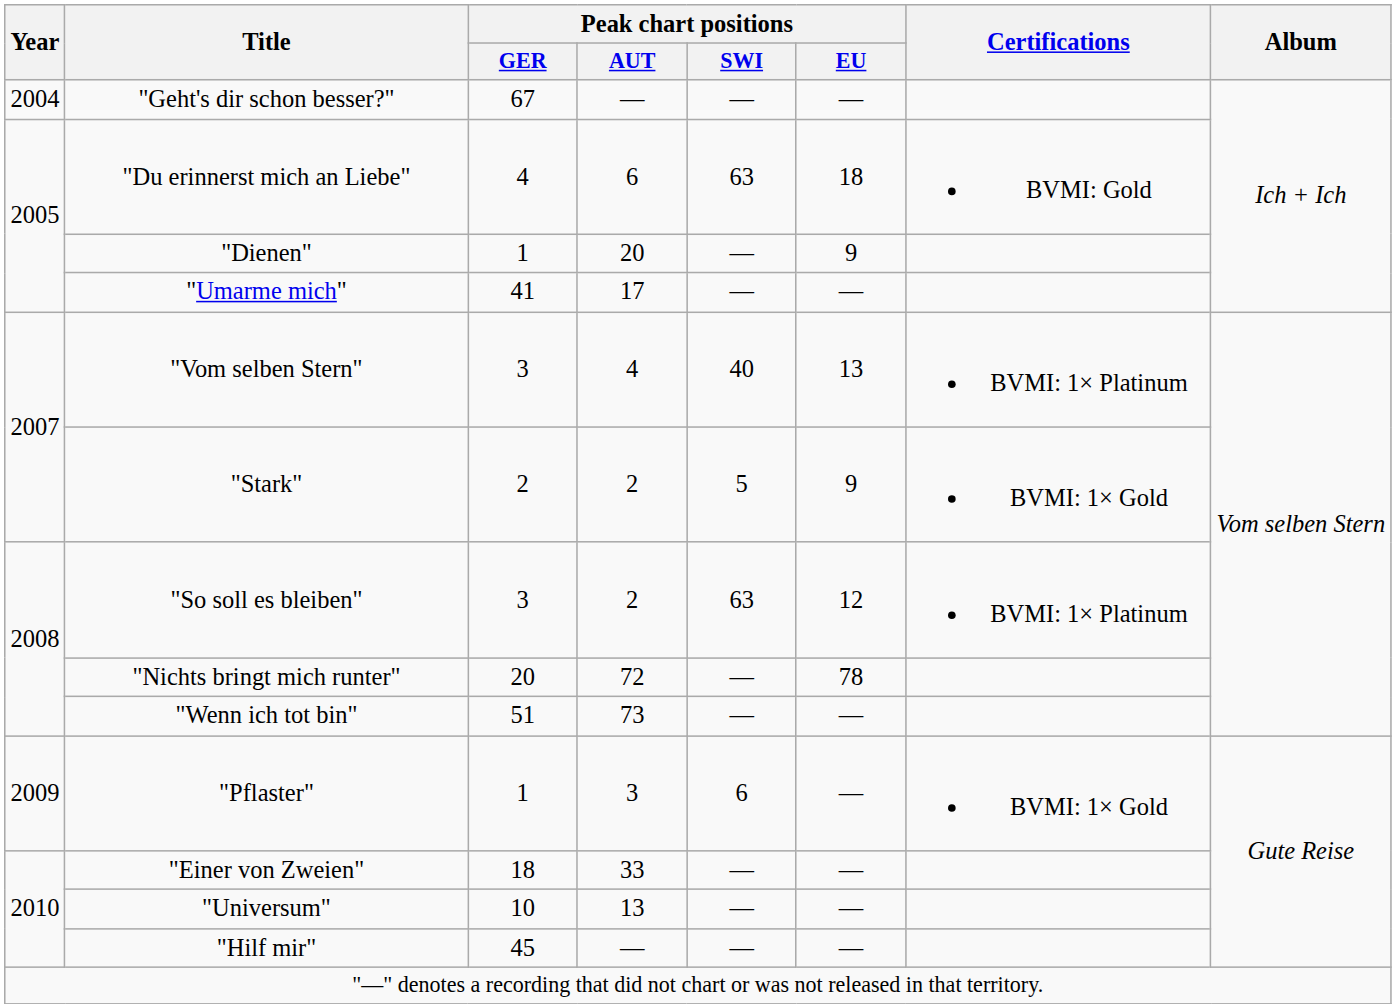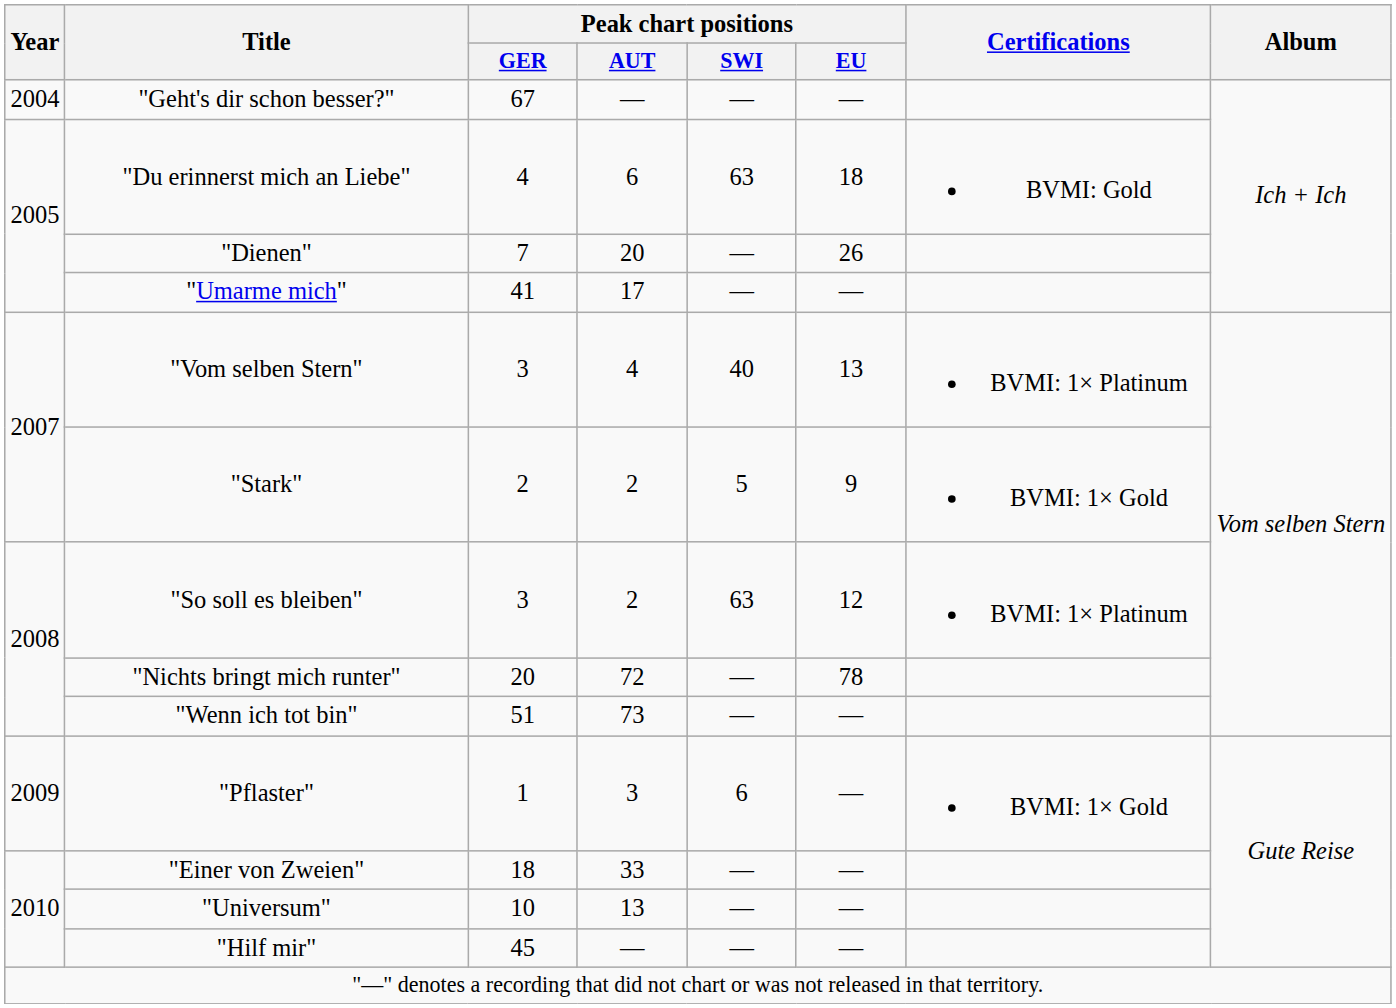(523, 253) 1 -> (523, 253) 7
(851, 253) 9 -> (851, 253) 26
